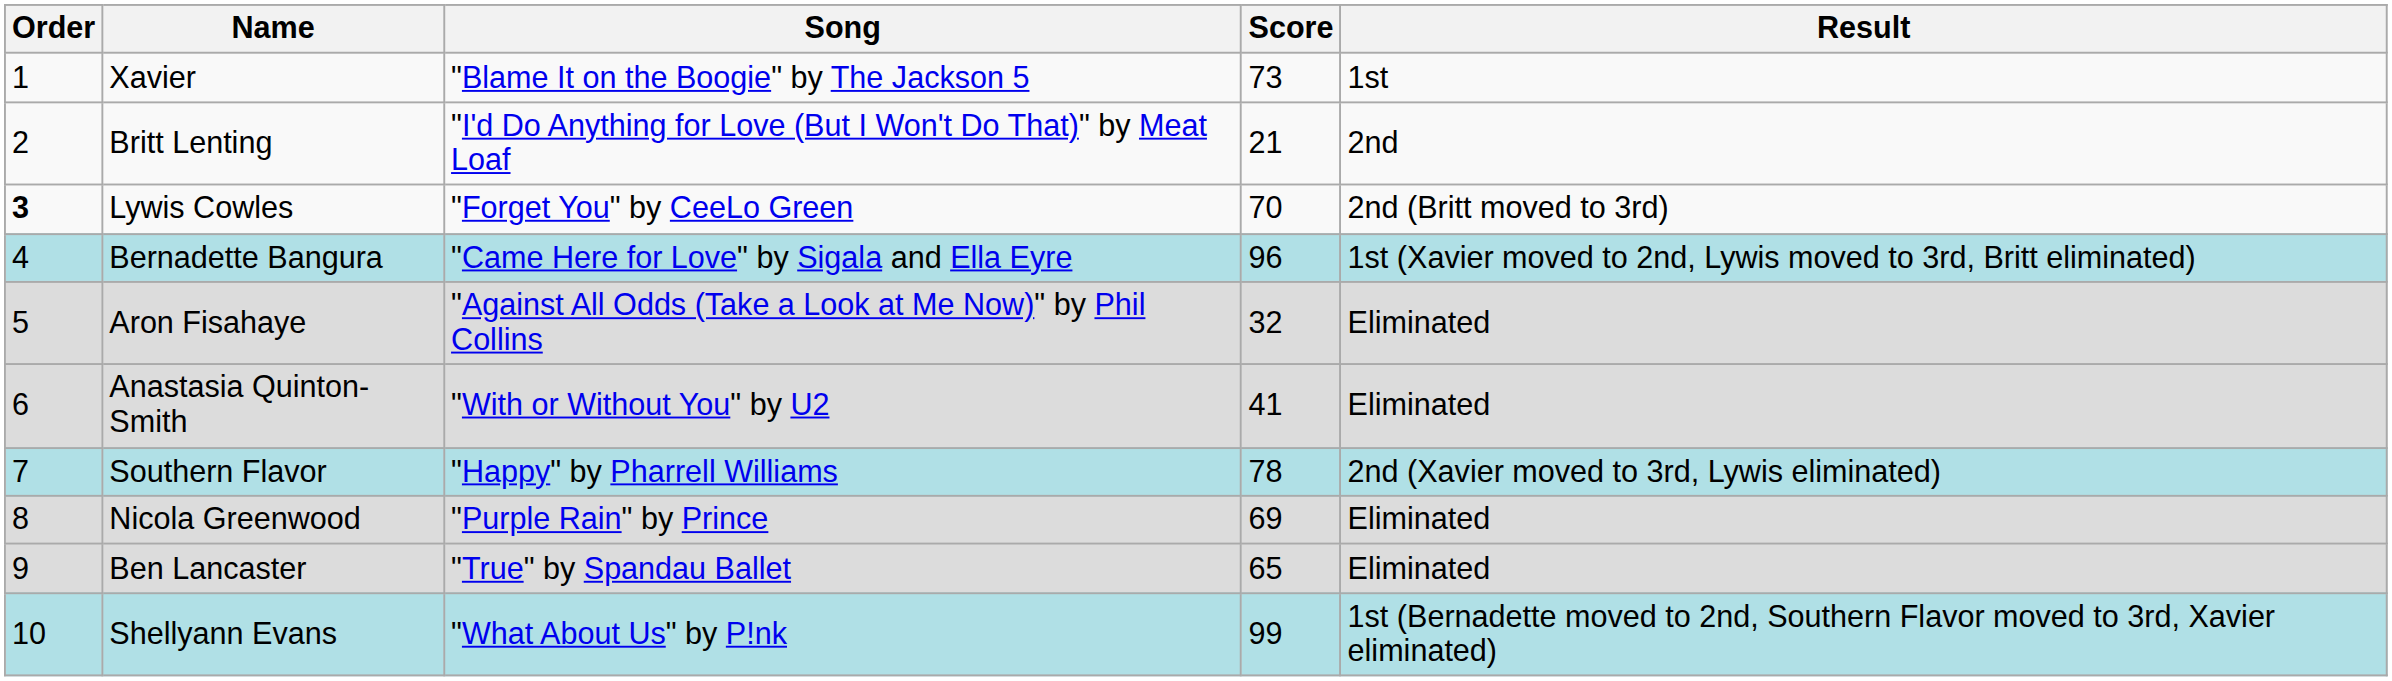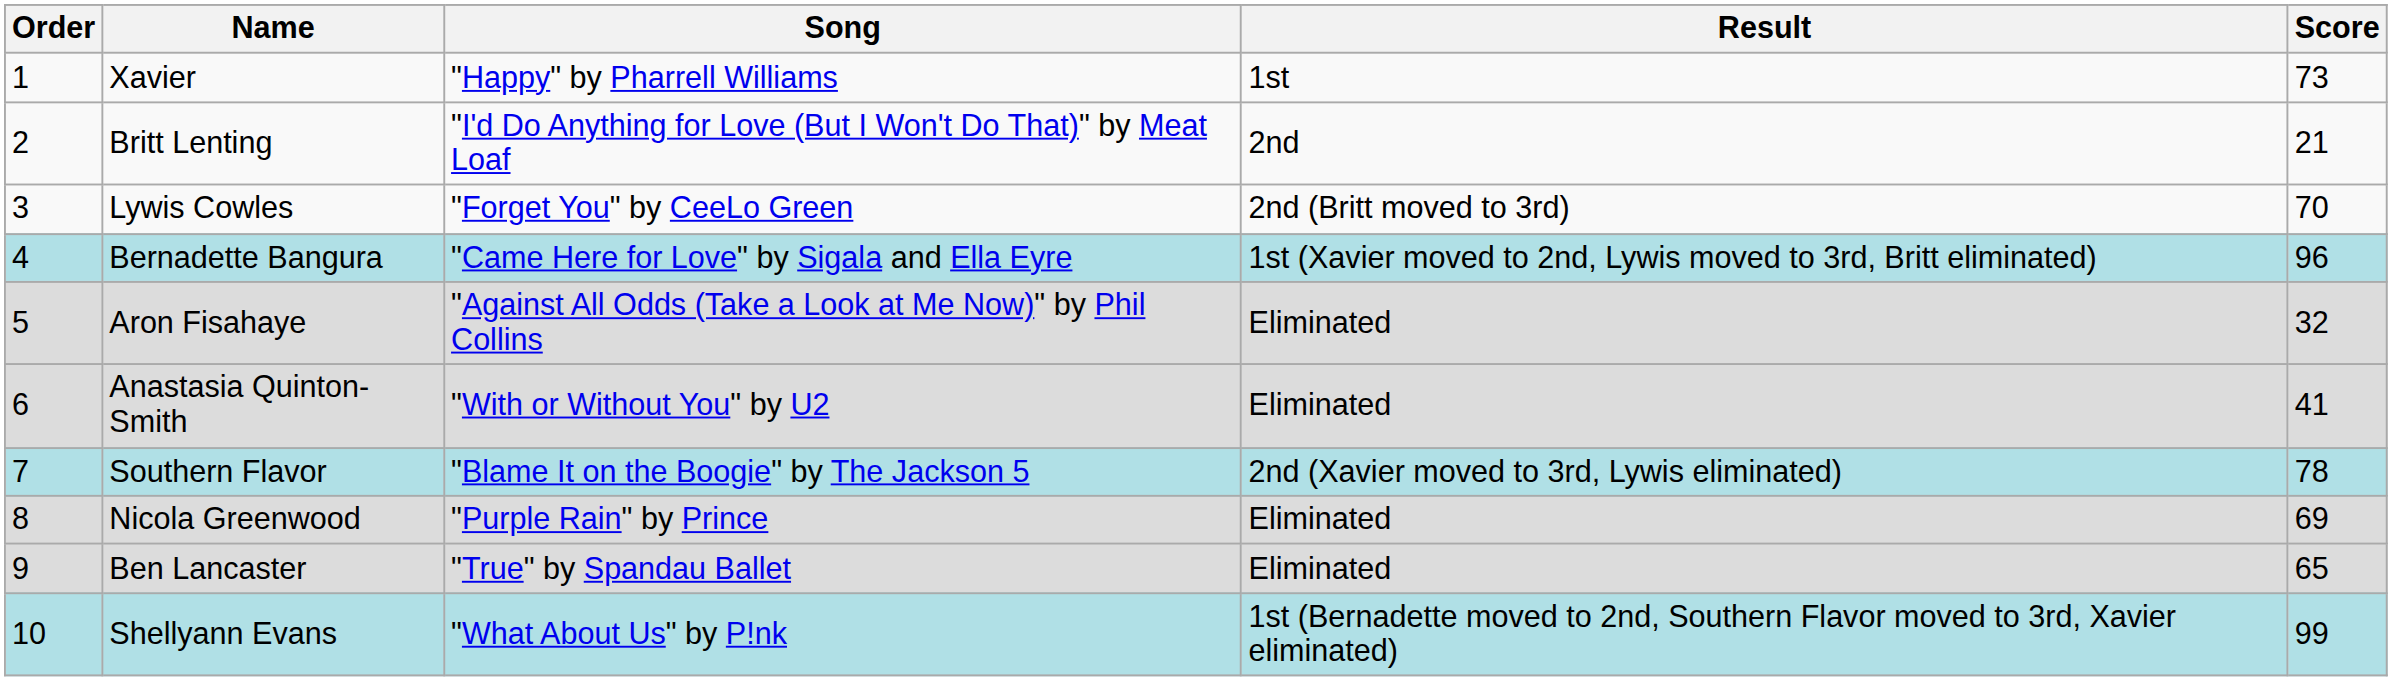columns swapped: (1291, 28) <-> (1864, 28)
(740, 77) "Blame It on the Boogie" by The Jackson 5 -> (644, 77) "Happy" by Pharrell Williams
(21, 208) bold -> (21, 208) normal
(644, 471) "Happy" by Pharrell Williams -> (740, 471) "Blame It on the Boogie" by The Jackson 5
